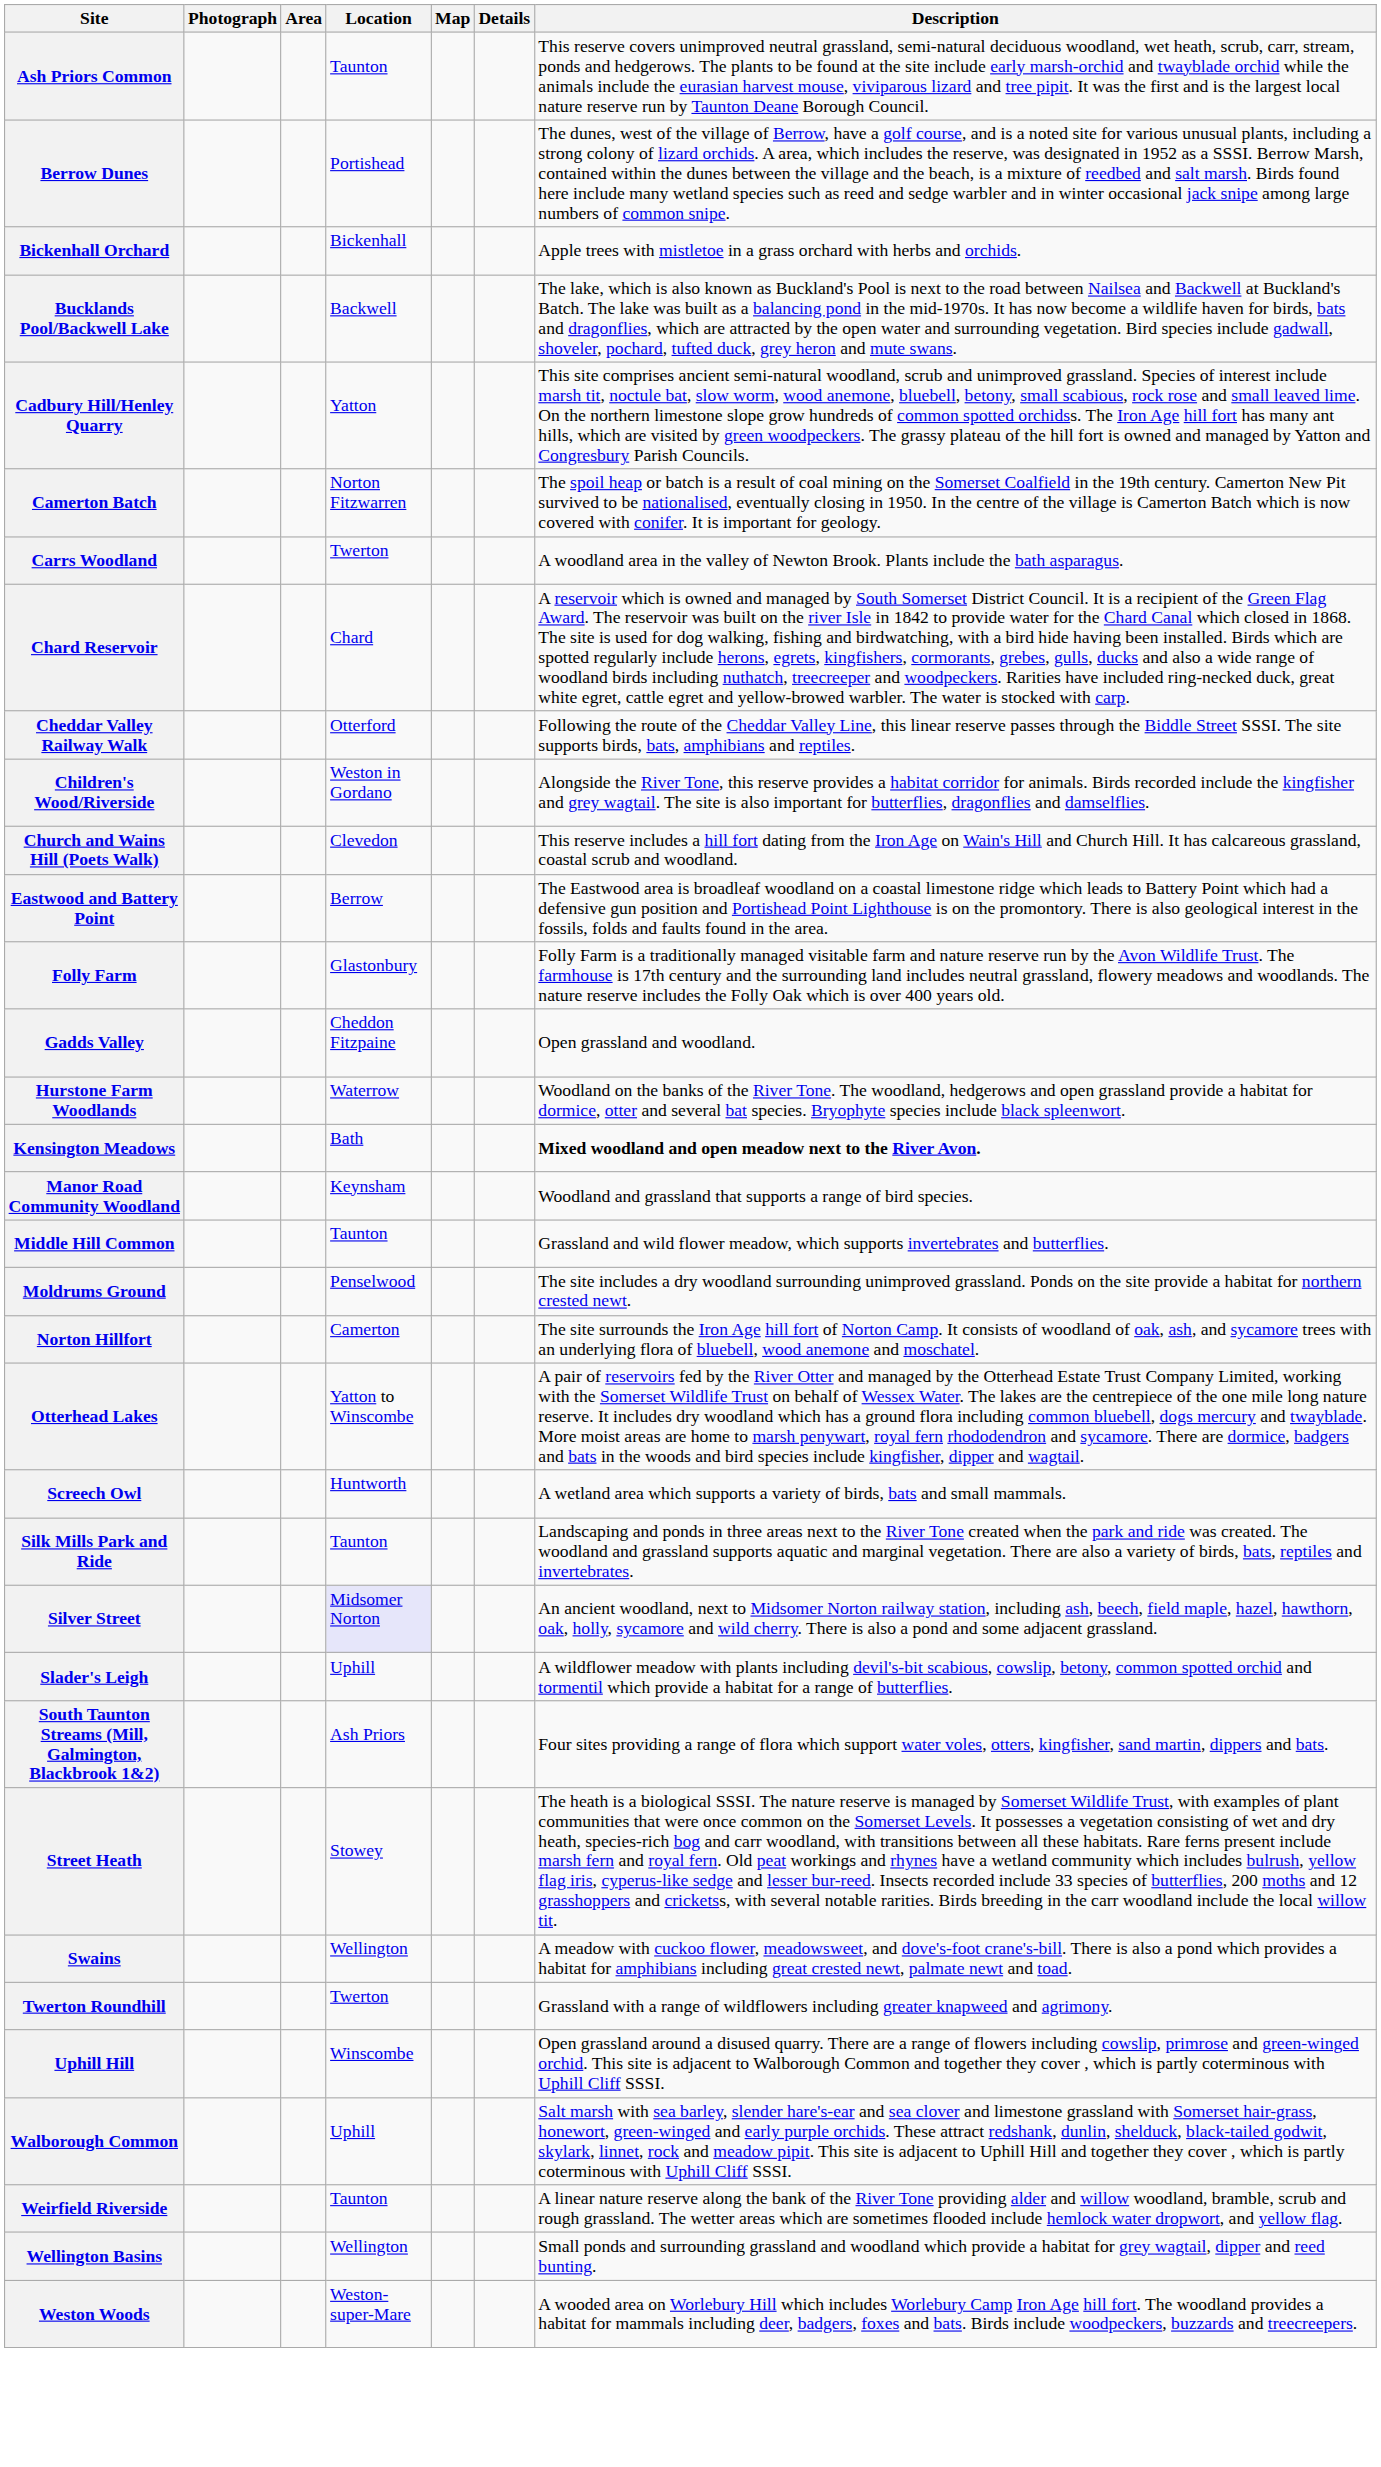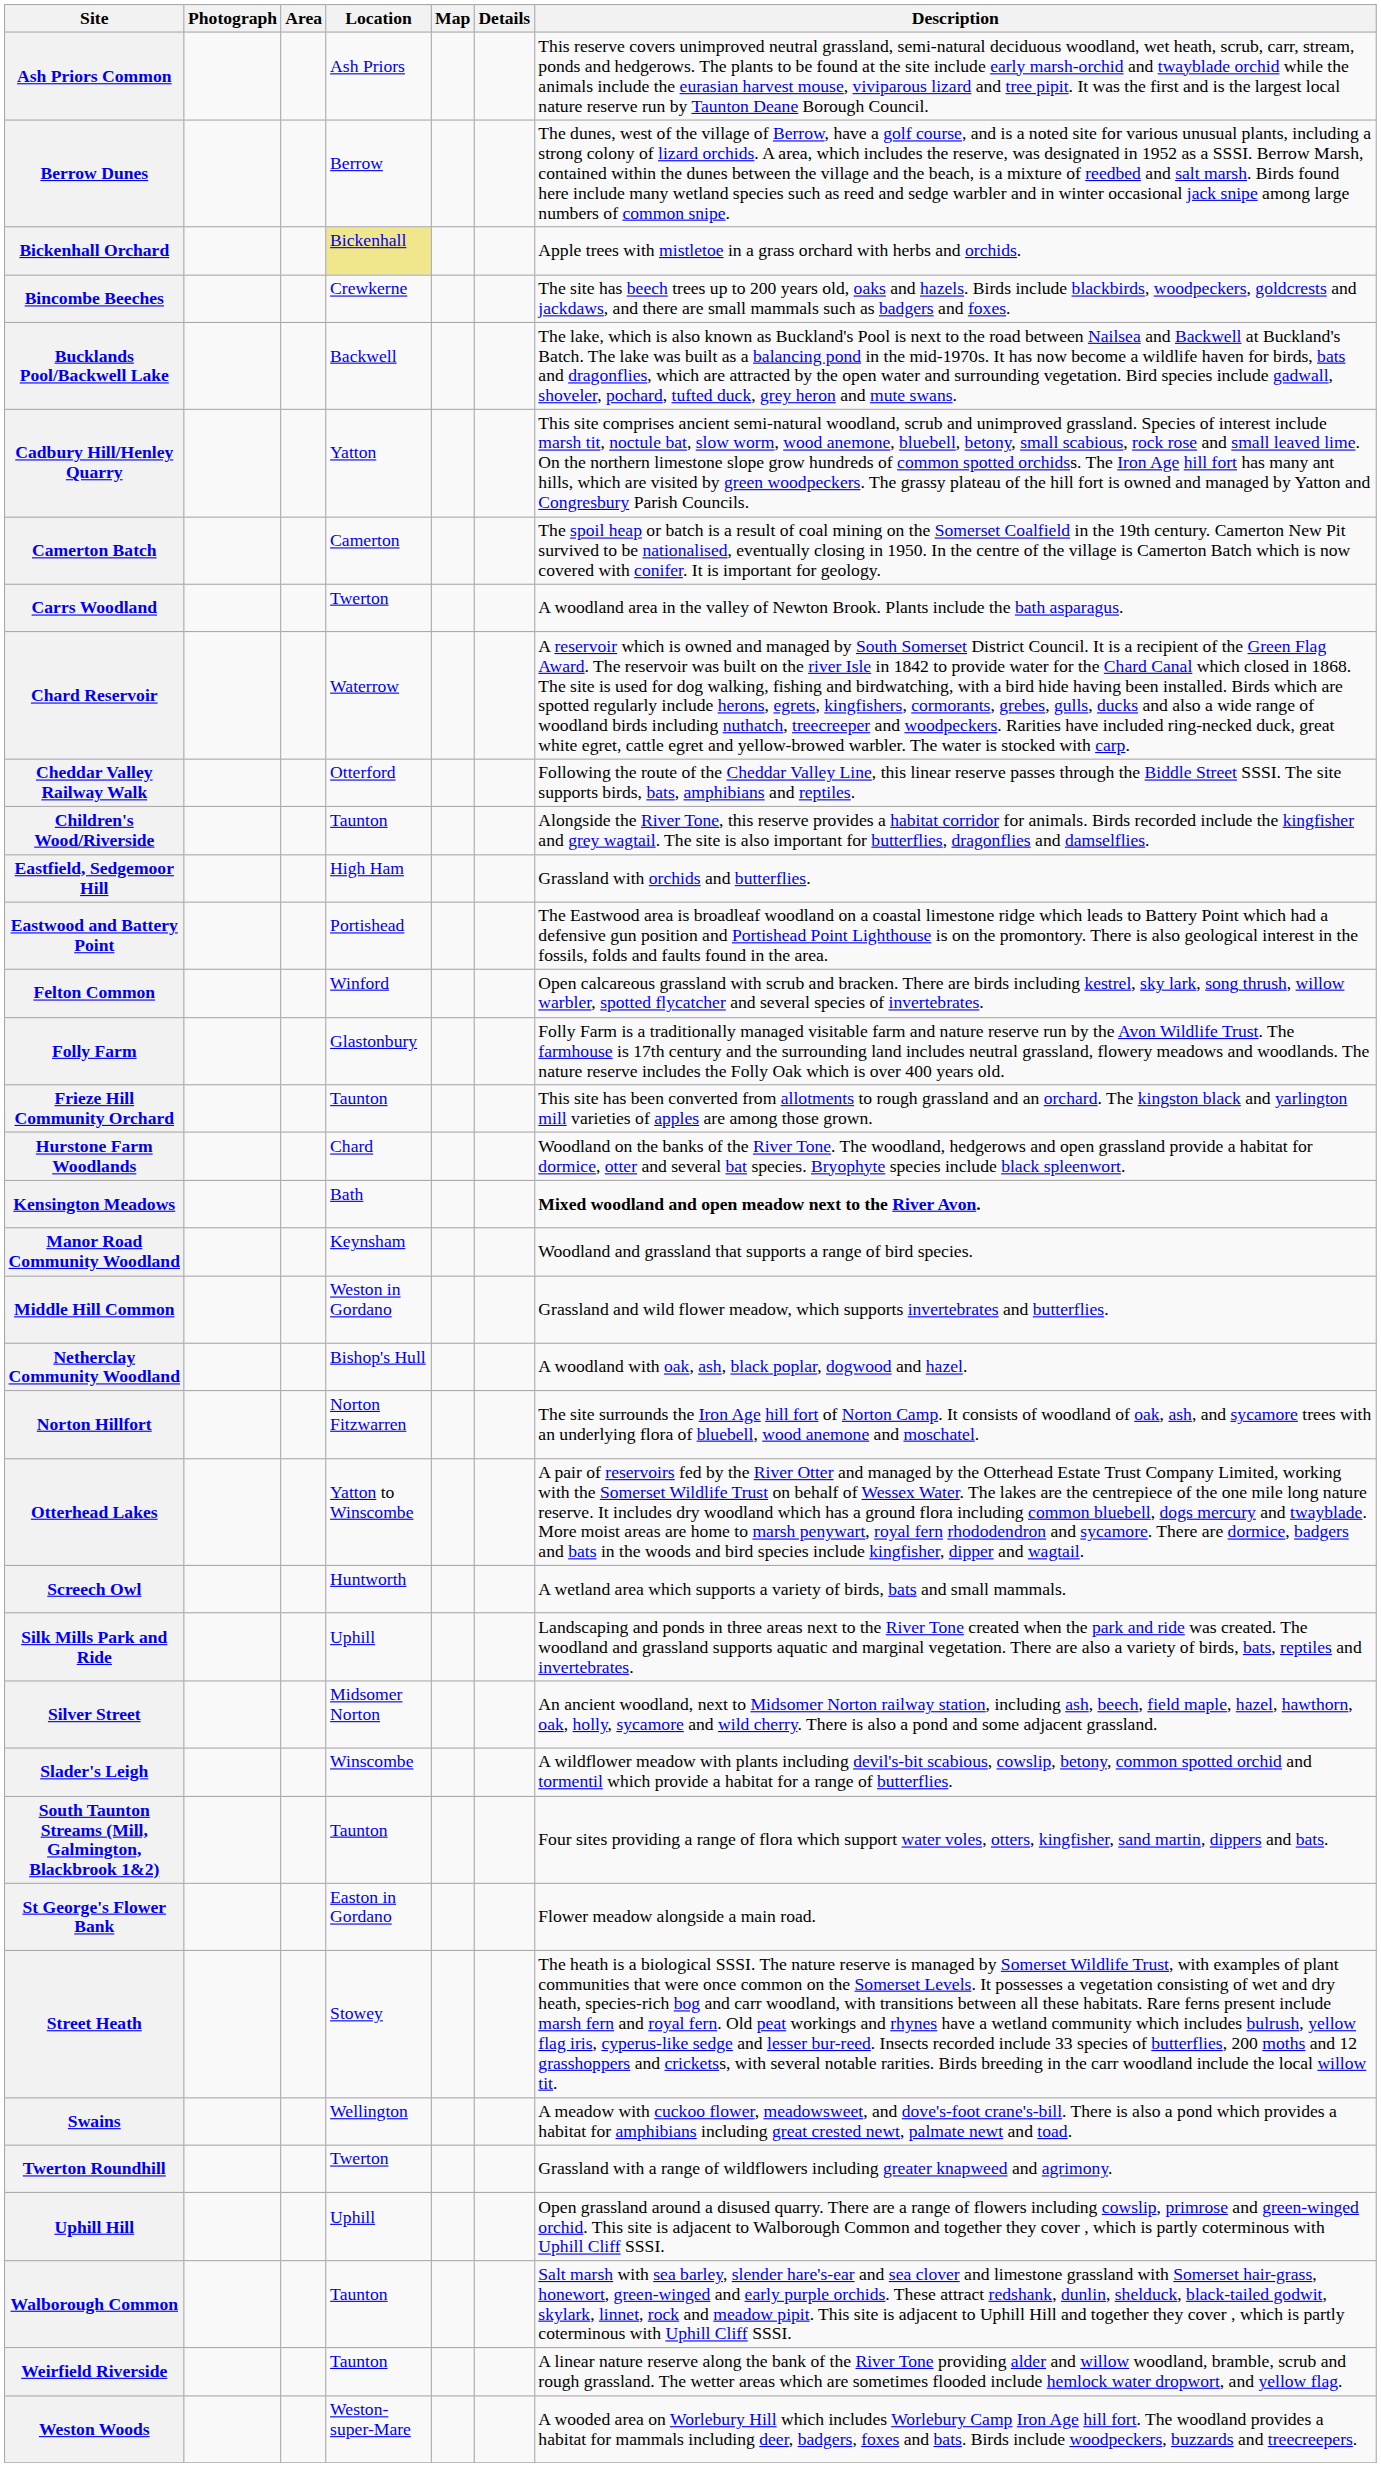(359, 66) Taunton -> (368, 66) Ash Priors
(367, 163) Portishead -> (357, 163) Berrow
(368, 240) no background -> (368, 240) khaki background
+ row: (94, 298)
(368, 492) Norton Fitzwarren -> (365, 540) Camerton
(352, 637) Chard -> (365, 685) Waterrow
(365, 782) Weston in Gordano -> (359, 820) Taunton
- row: (94, 850)
+ row: (94, 878)
(357, 897) Berrow -> (367, 925) Portishead
+ row: (94, 993)
+ row: (94, 1108)
- row: (94, 1042)
(365, 1090) Waterrow -> (352, 1146) Chard
(359, 1233) Taunton -> (365, 1299) Weston in Gordano
- row: (94, 1291)
+ row: (94, 1366)
(365, 1329) Camerton -> (368, 1414) Norton Fitzwarren
(359, 1541) Taunton -> (353, 1636) Uphill
(366, 1609) lavender background -> (366, 1704) no background
(353, 1666) Uphill -> (372, 1762) Winscombe
(368, 1734) Ash Priors -> (359, 1829) Taunton
+ row: (94, 1916)
(372, 2053) Winscombe -> (353, 2216) Uphill
(353, 2131) Uphill -> (359, 2294) Taunton
- row: (94, 2256)
